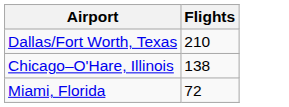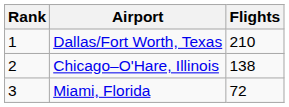+ column: (27, 17)
